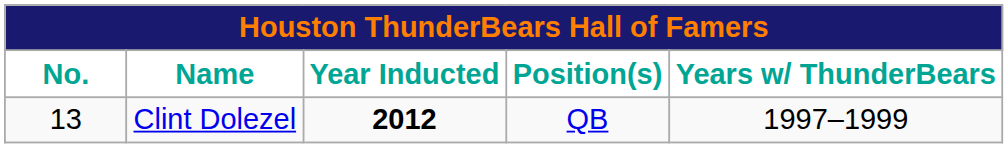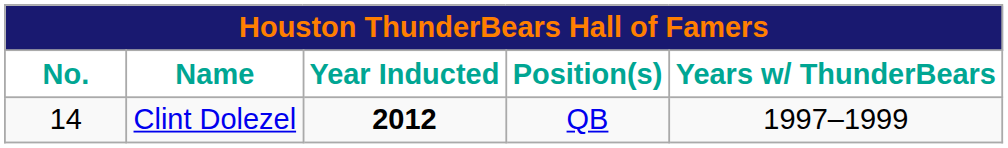(66, 119) 13 -> (66, 119) 14
